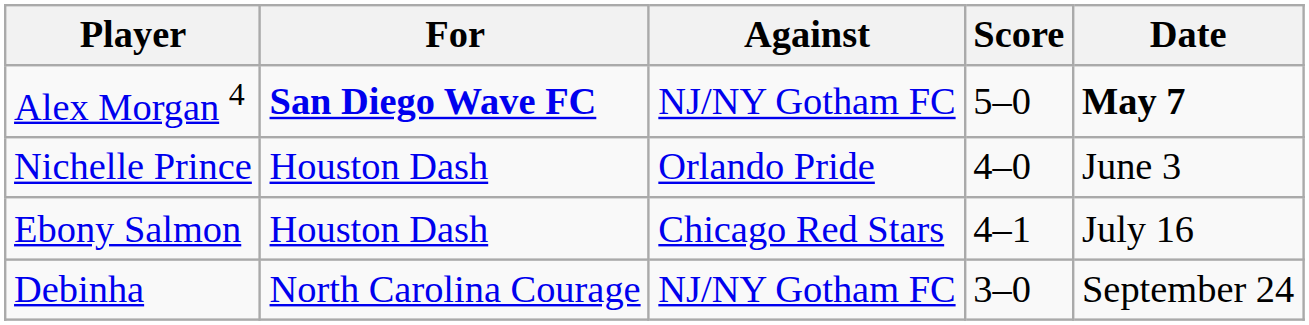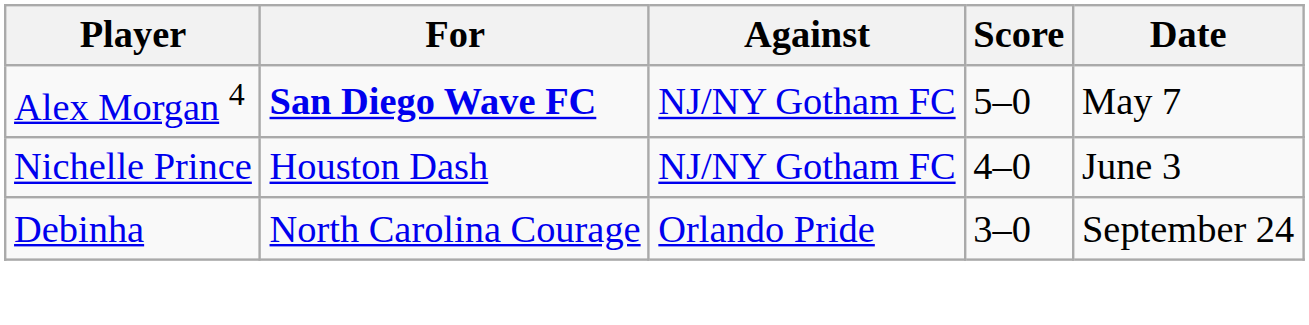(1134, 101) bold -> (1132, 101) normal
(767, 167) Orlando Pride -> (807, 167) NJ/NY Gotham FC
- row: (128, 228)
(807, 288) NJ/NY Gotham FC -> (767, 228) Orlando Pride
